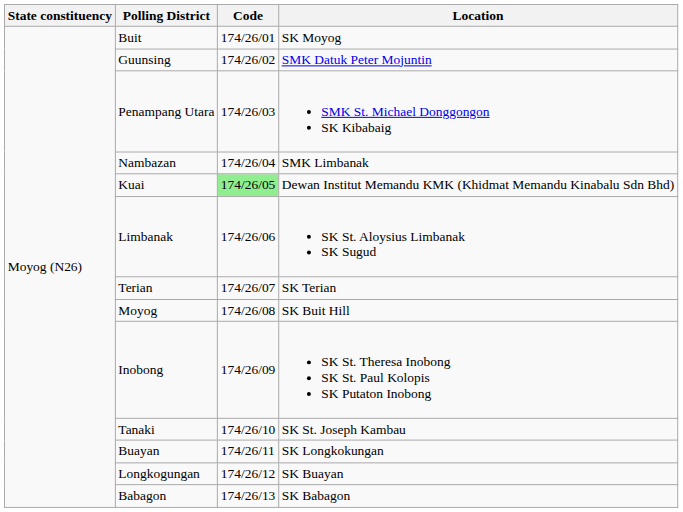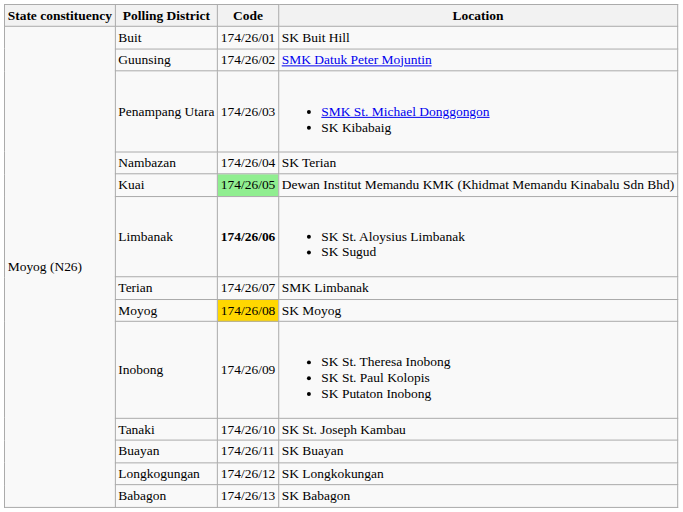(311, 37) SK Moyog -> (316, 37) SK Buit Hill
(325, 162) SMK Limbanak -> (309, 162) SK Terian
(248, 236) normal -> (248, 236) bold
(309, 287) SK Terian -> (325, 287) SMK Limbanak
(248, 310) no background -> (248, 310) gold background
(316, 310) SK Buit Hill -> (311, 310) SK Moyog
(333, 451) SK Longkokungan -> (313, 451) SK Buayan
(313, 473) SK Buayan -> (333, 473) SK Longkokungan
